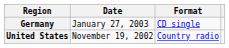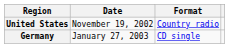rows swapped: (37, 37) <-> (37, 24)
